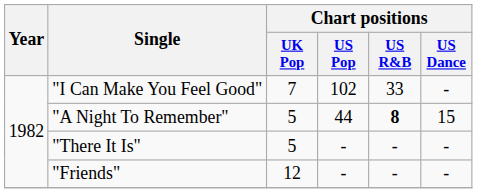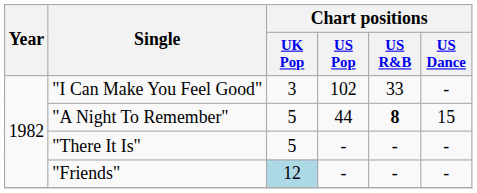(292, 89) 7 -> (292, 89) 3
(292, 173) no background -> (292, 173) lightblue background
